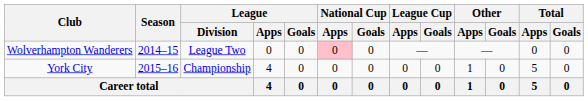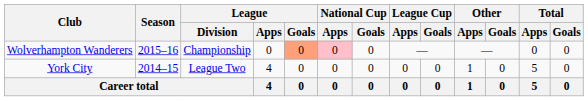(158, 50) 2014–15 -> (158, 50) 2015–16
(217, 50) League Two -> (217, 50) Championship
(301, 50) no background -> (301, 50) lightsalmon background
(158, 68) 2015–16 -> (158, 68) 2014–15
(217, 68) Championship -> (217, 68) League Two
